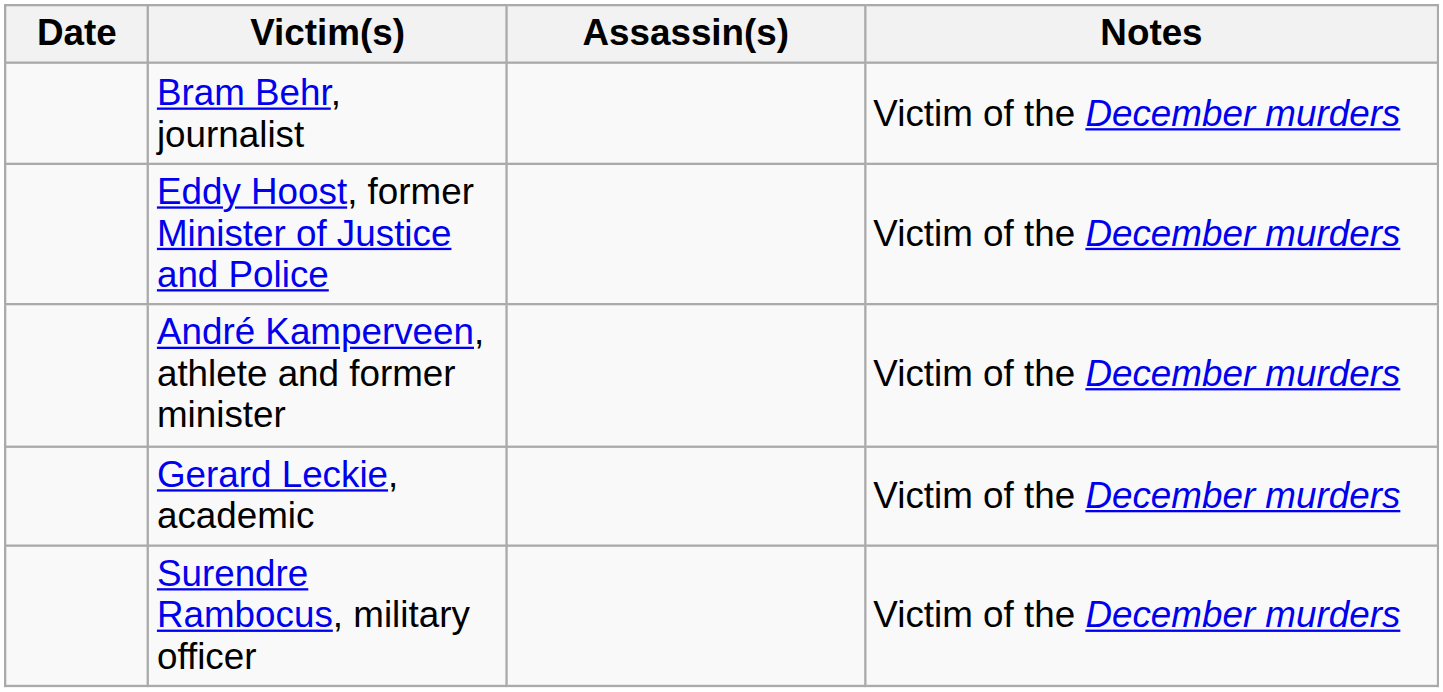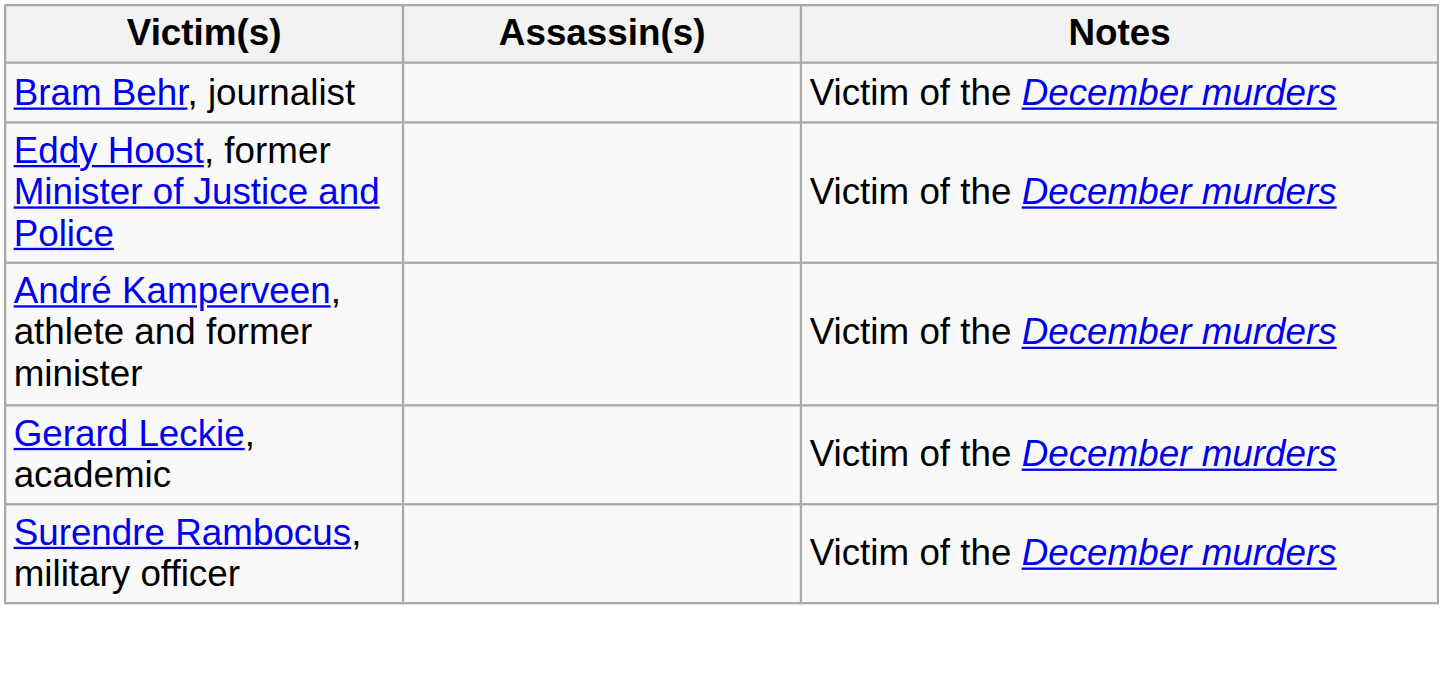- column: (77, 33)
